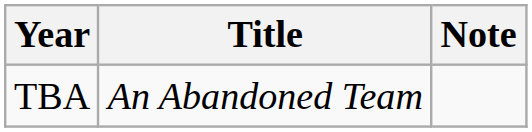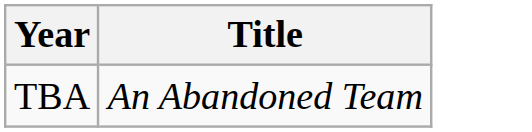- column: (479, 34)
